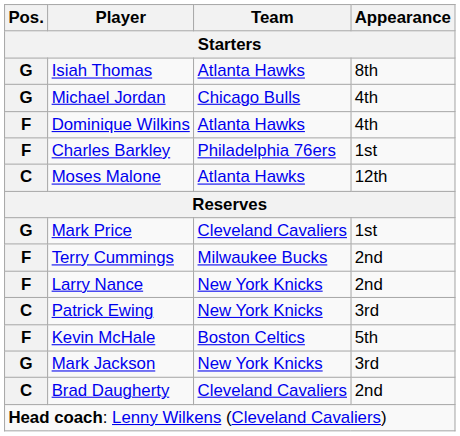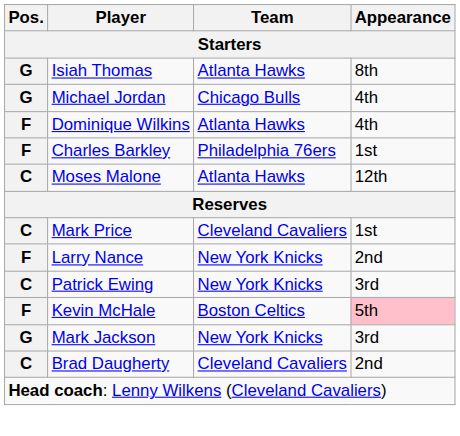(26, 230) G -> (26, 230) C
- row: (113, 257)
(366, 337) no background -> (366, 310) pink background
